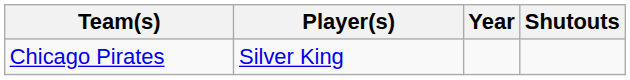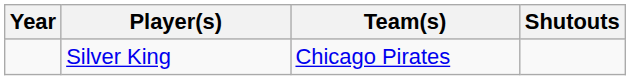columns swapped: (492, 21) <-> (119, 21)
